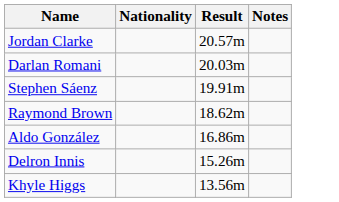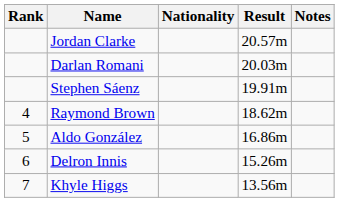+ column: (26, 16)
